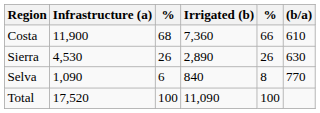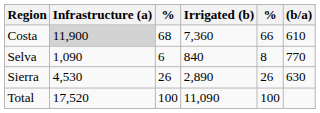(71, 35) no background -> (71, 35) lightgrey background
rows swapped: (23, 56) <-> (22, 77)
